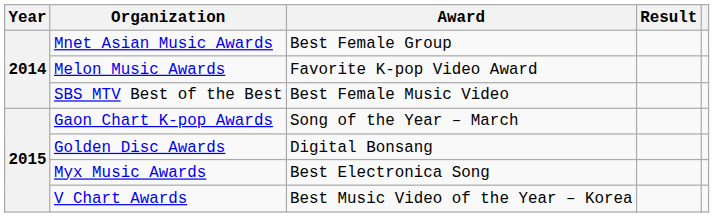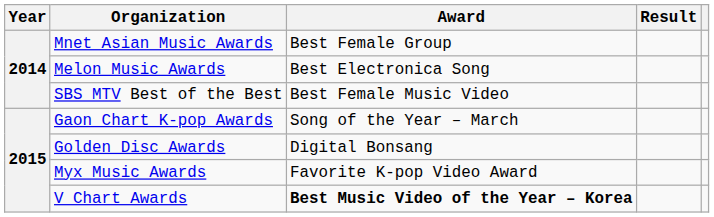(414, 69) Favorite K-pop Video Award -> (390, 69) Best Electronica Song
(390, 173) Best Electronica Song -> (414, 173) Favorite K-pop Video Award
(461, 198) normal -> (461, 198) bold
